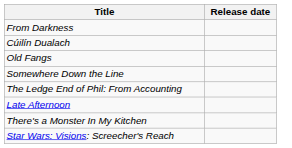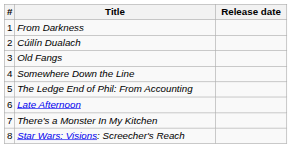+ column: (10, 12)
